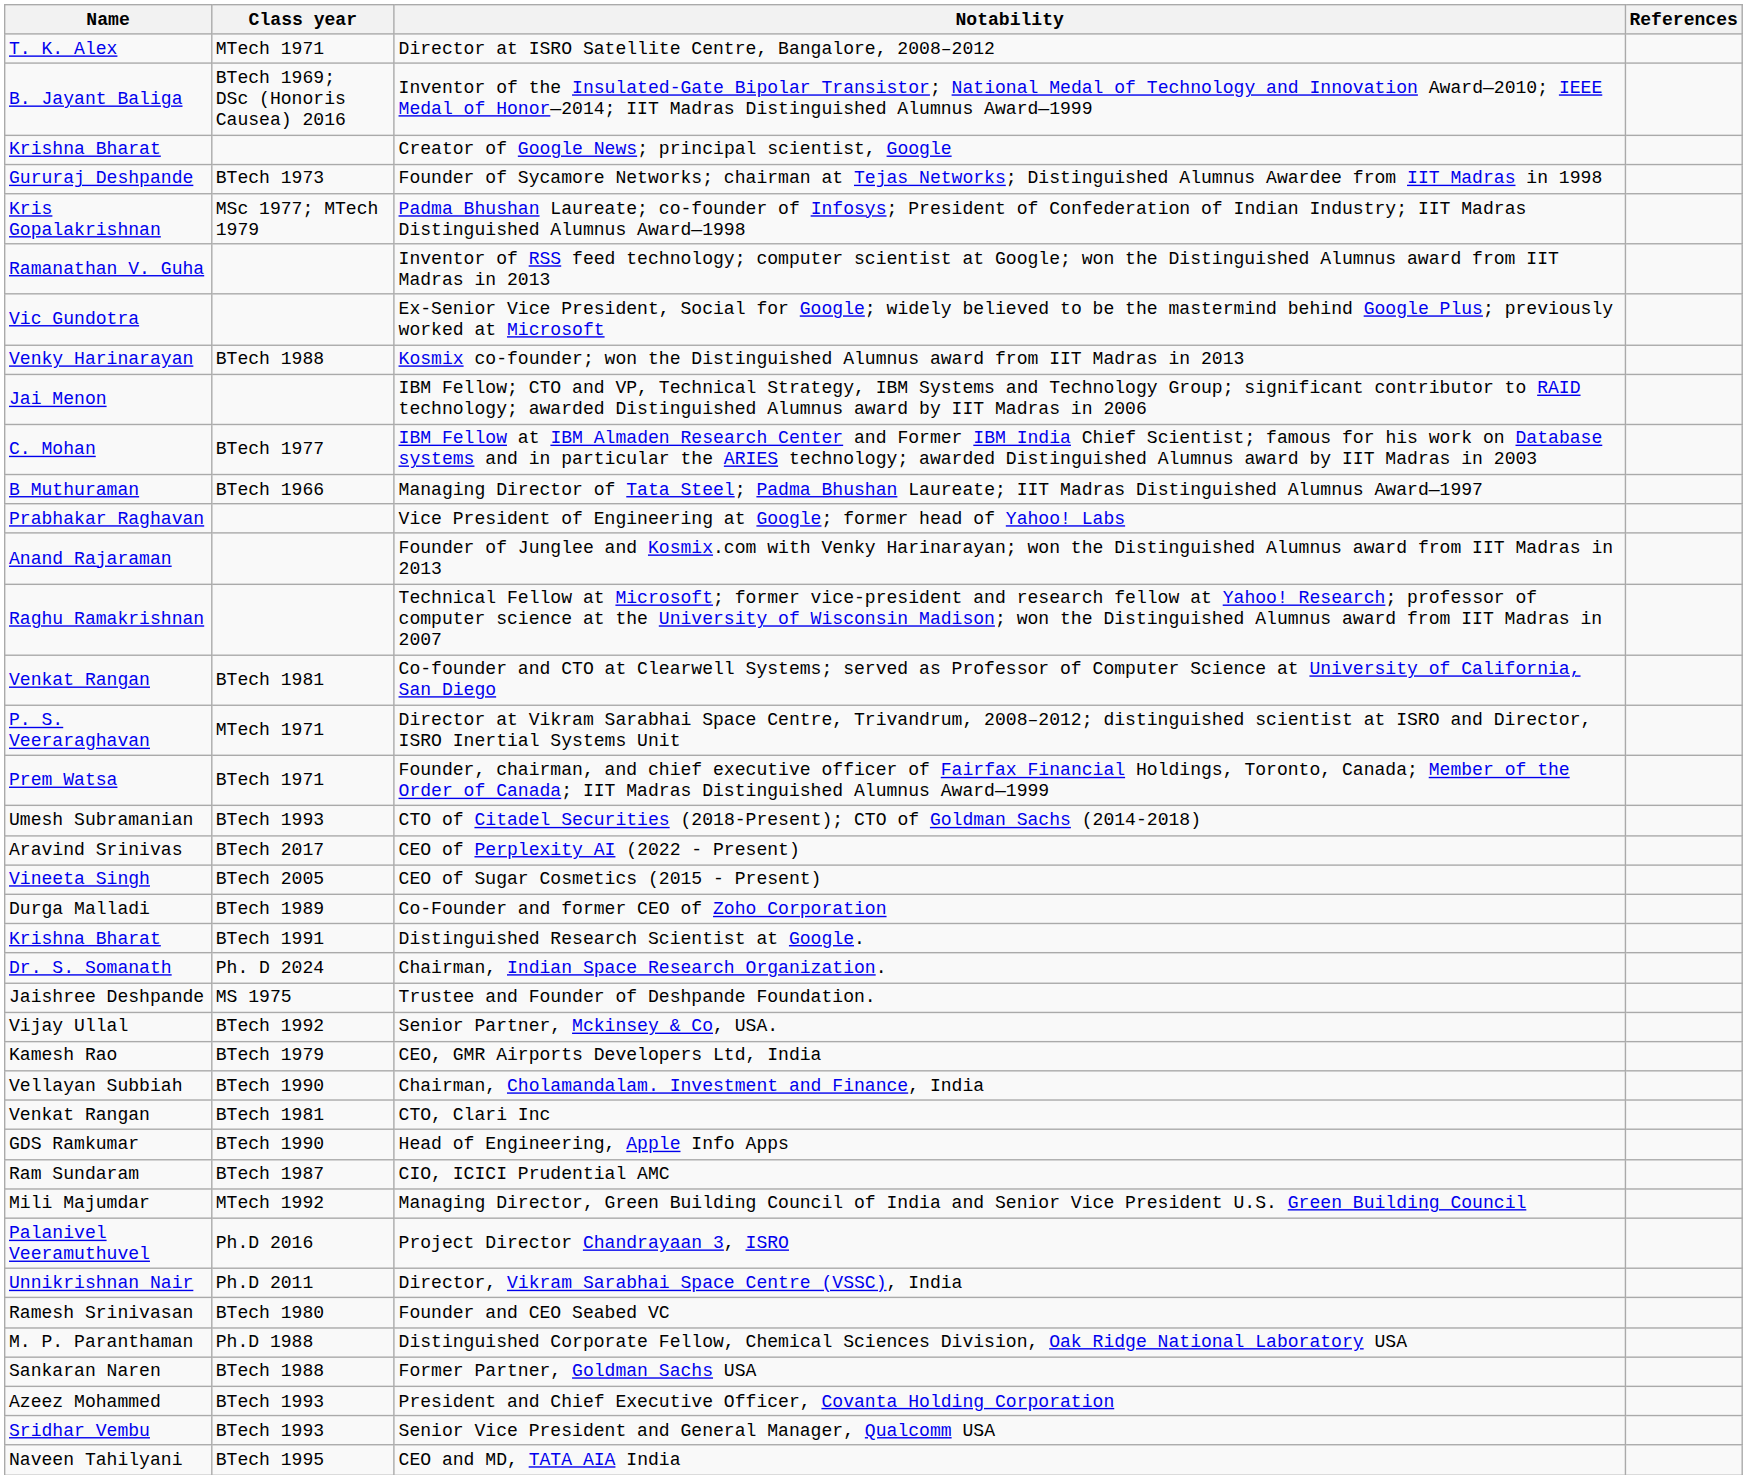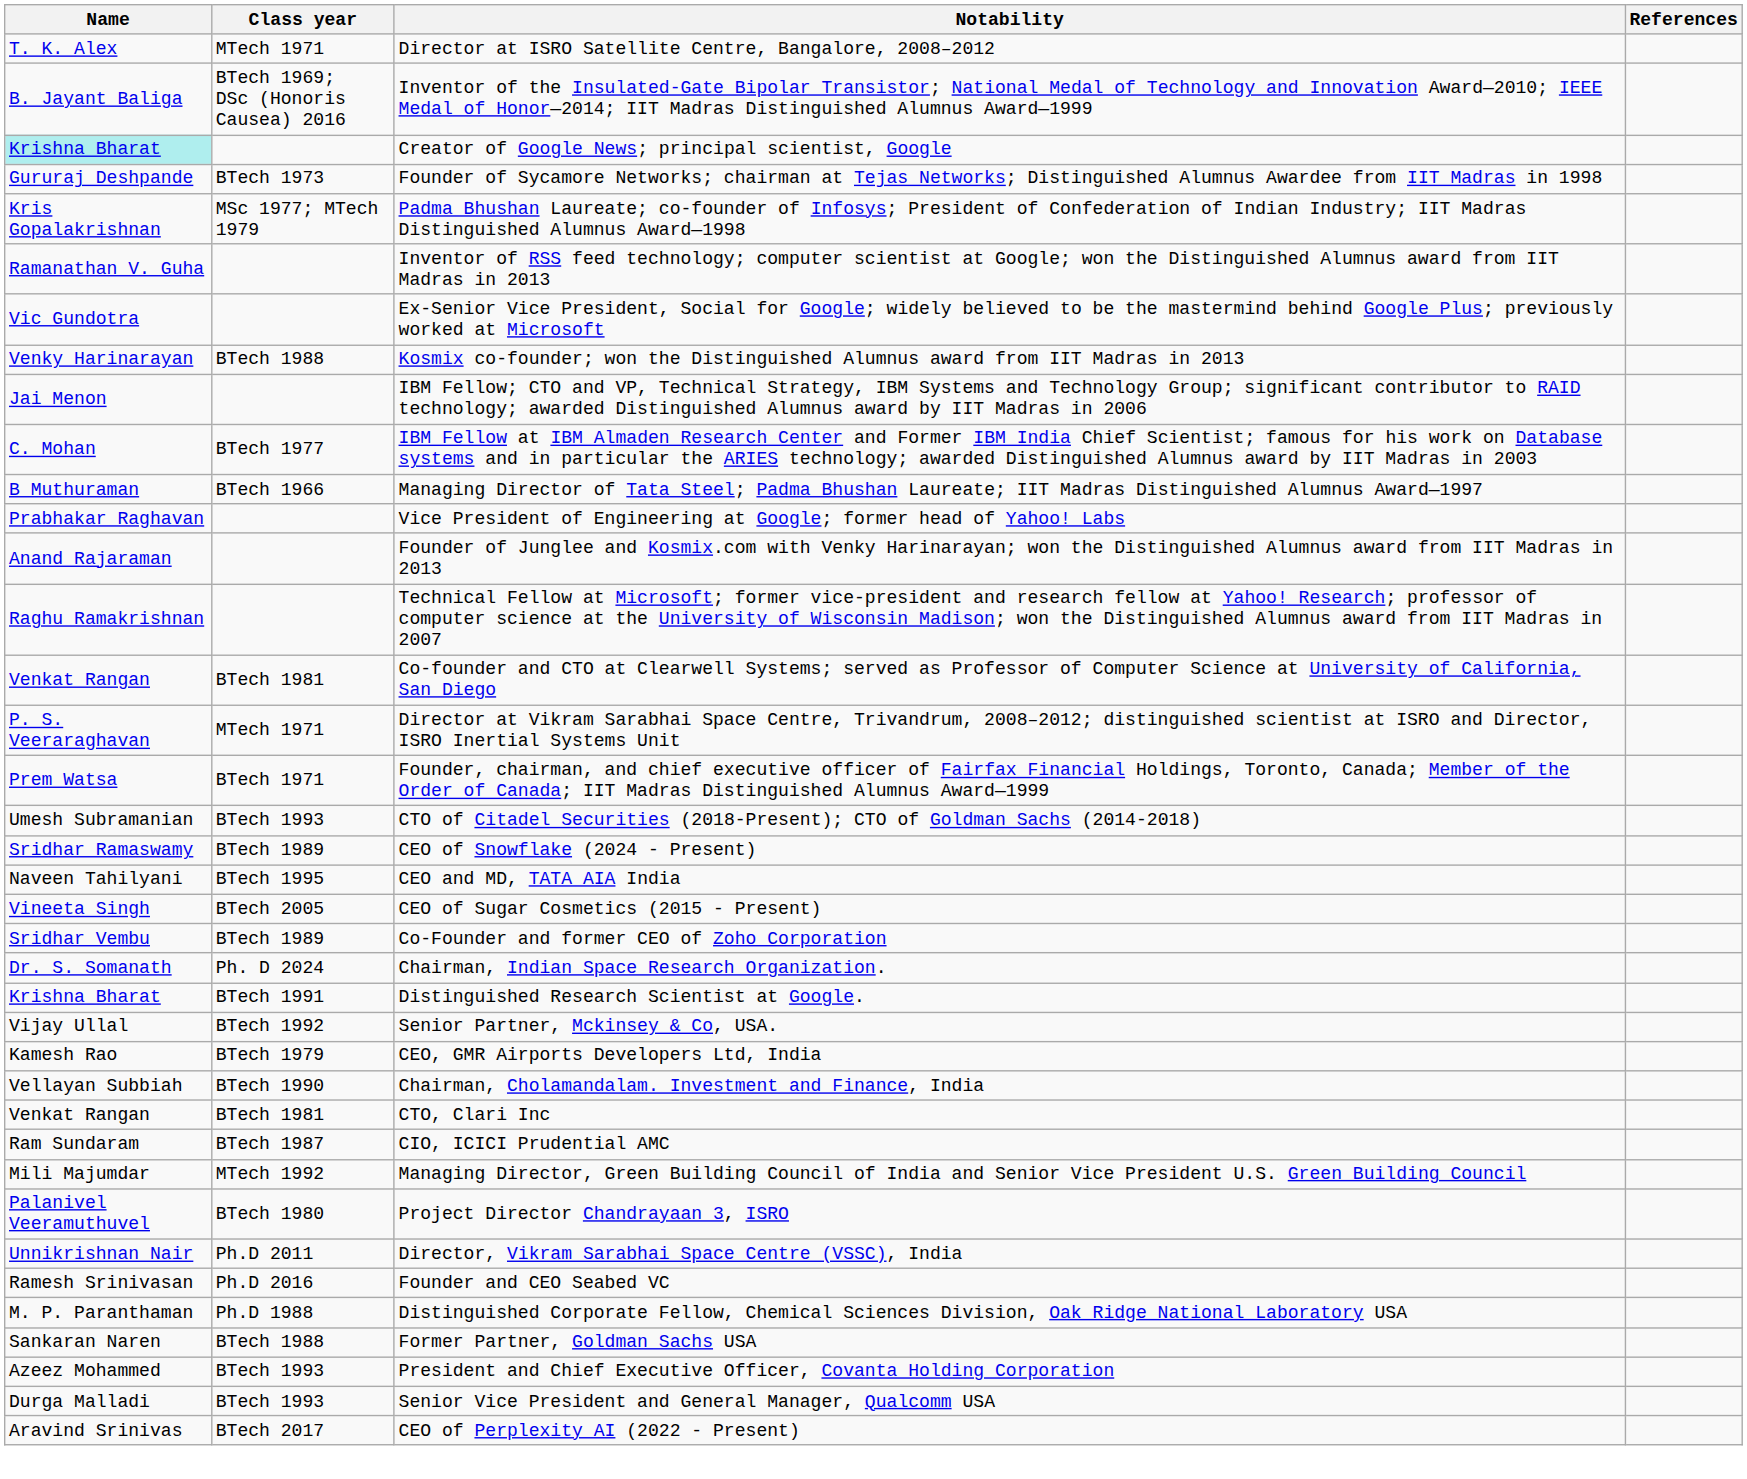(85, 149) no background -> (85, 149) paleturquoise background
+ row: (577, 850)
rows swapped: (599, 850) <-> (540, 1460)
(79, 909) Durga Malladi -> (79, 938) Sridhar Vembu
rows swapped: (632, 938) <-> (643, 968)
- row: (637, 997)
- row: (594, 1145)
(265, 1243) Ph.D 2016 -> (270, 1214) BTech 1980
(270, 1313) BTech 1980 -> (265, 1283) Ph.D 2016
(79, 1430) Sridhar Vembu -> (79, 1401) Durga Malladi
